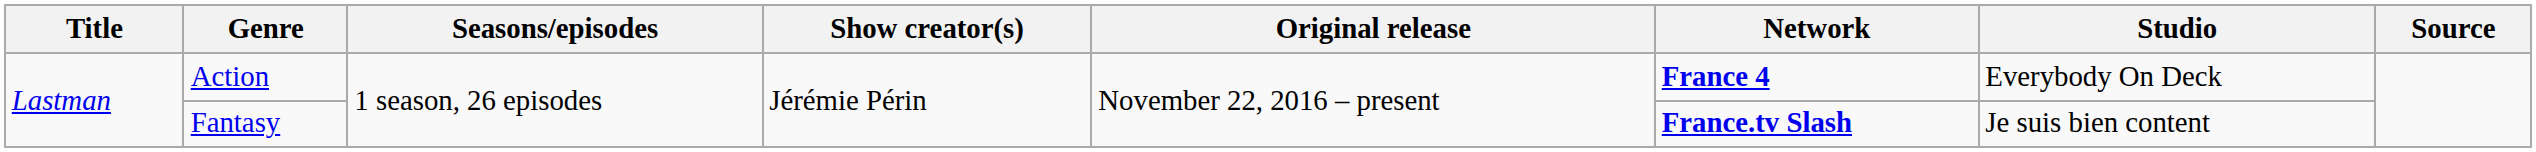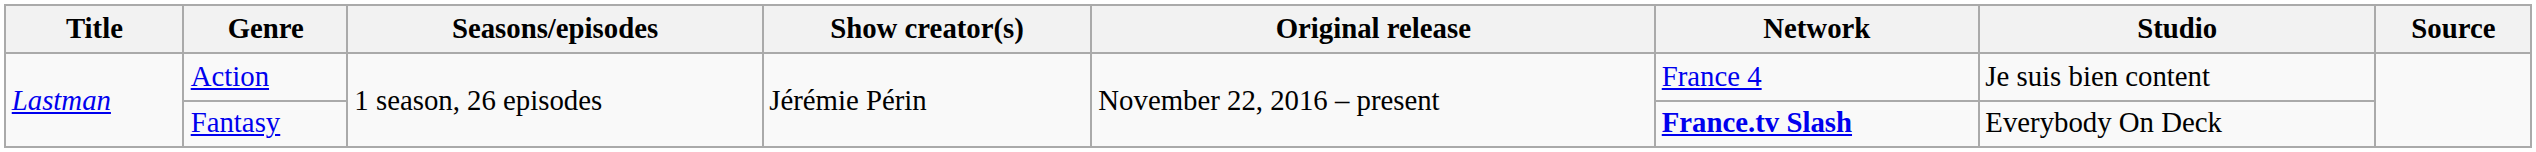(1716, 76) bold -> (1712, 76) normal
(2104, 76) Everybody On Deck -> (2098, 76) Je suis bien content
(2098, 123) Je suis bien content -> (2104, 123) Everybody On Deck
